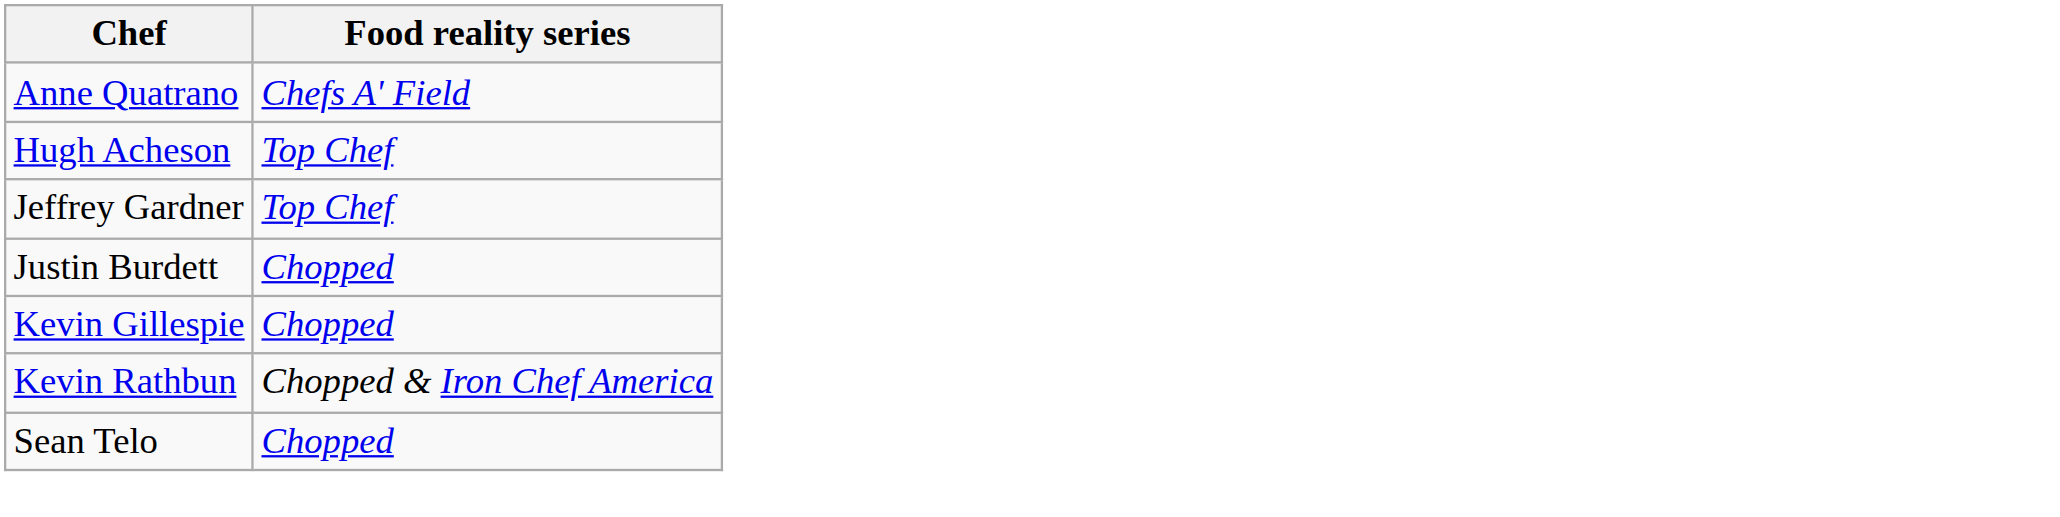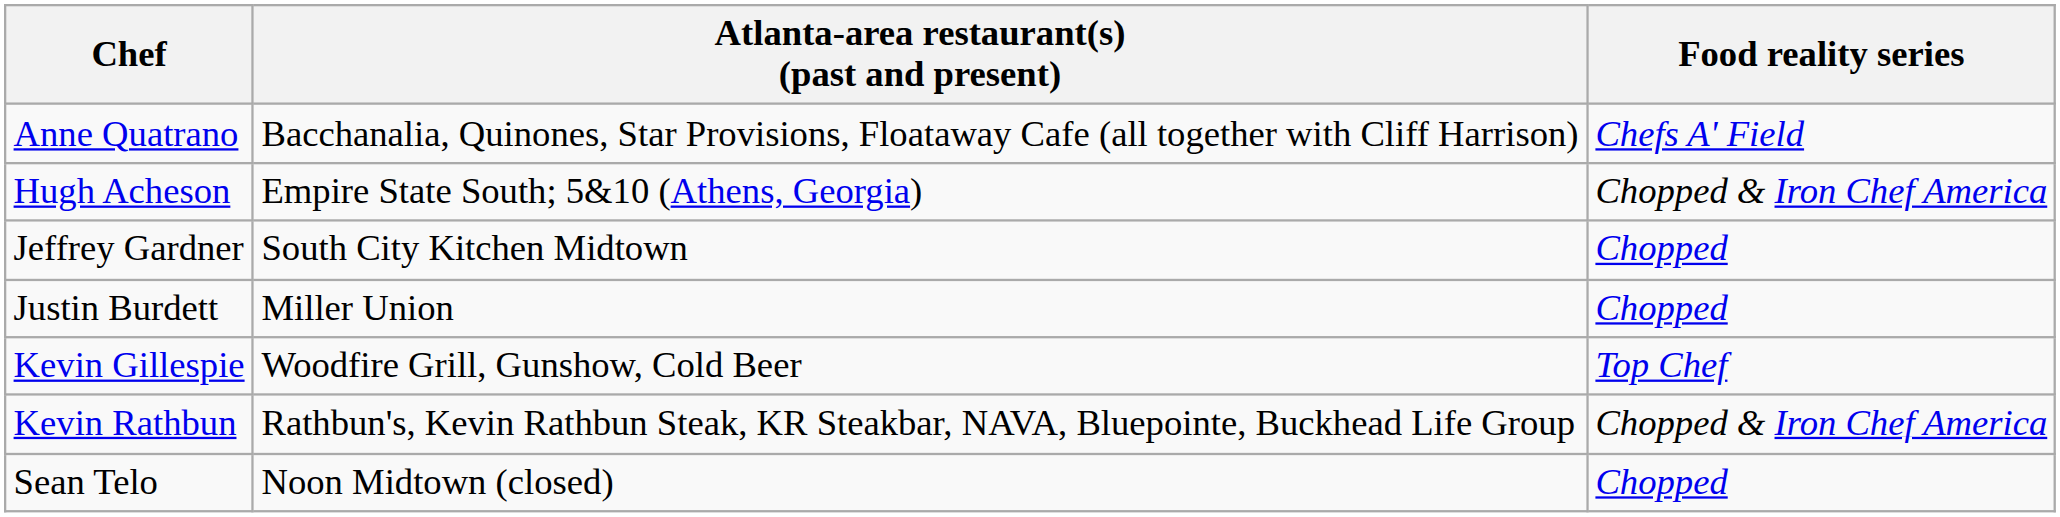+ column: (920, 54)
(327, 149) Top Chef -> (1821, 190) Chopped & Iron Chef America
(327, 207) Top Chef -> (1662, 249) Chopped
(328, 324) Chopped -> (1661, 365) Top Chef
